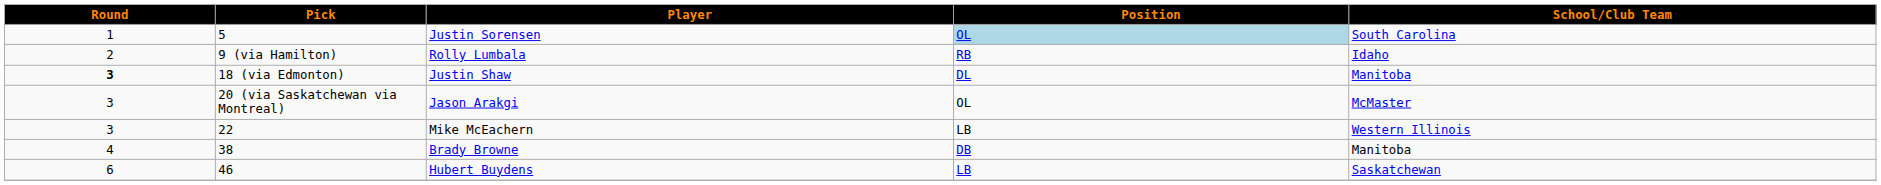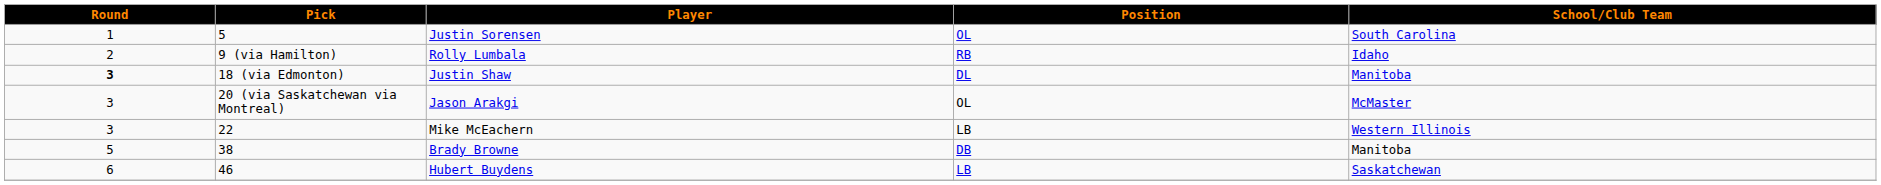(964, 35) lightblue background -> (964, 35) no background
(110, 150) 4 -> (110, 150) 5
